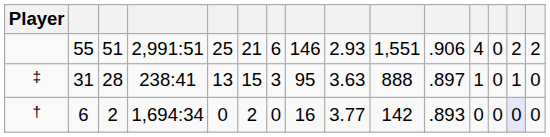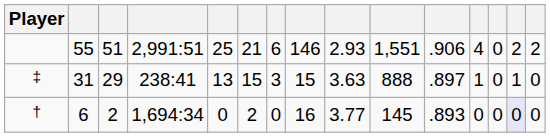(113, 80) 28 -> (113, 80) 29
(305, 80) 95 -> (305, 80) 15
(397, 115) 142 -> (397, 115) 145
